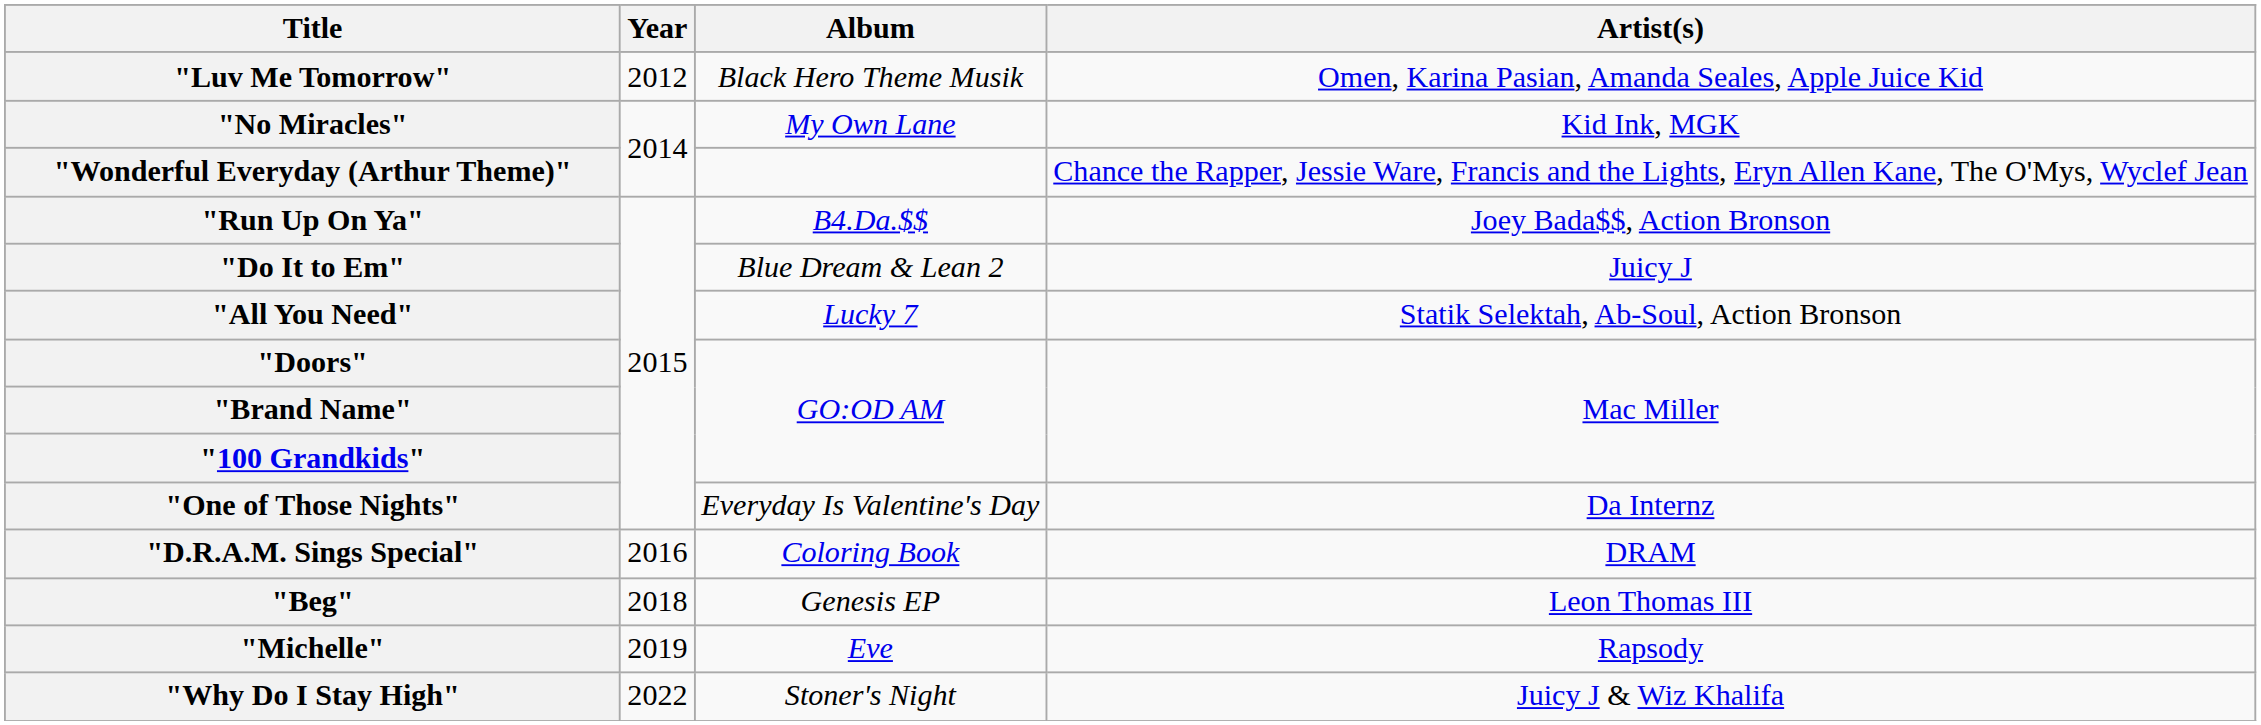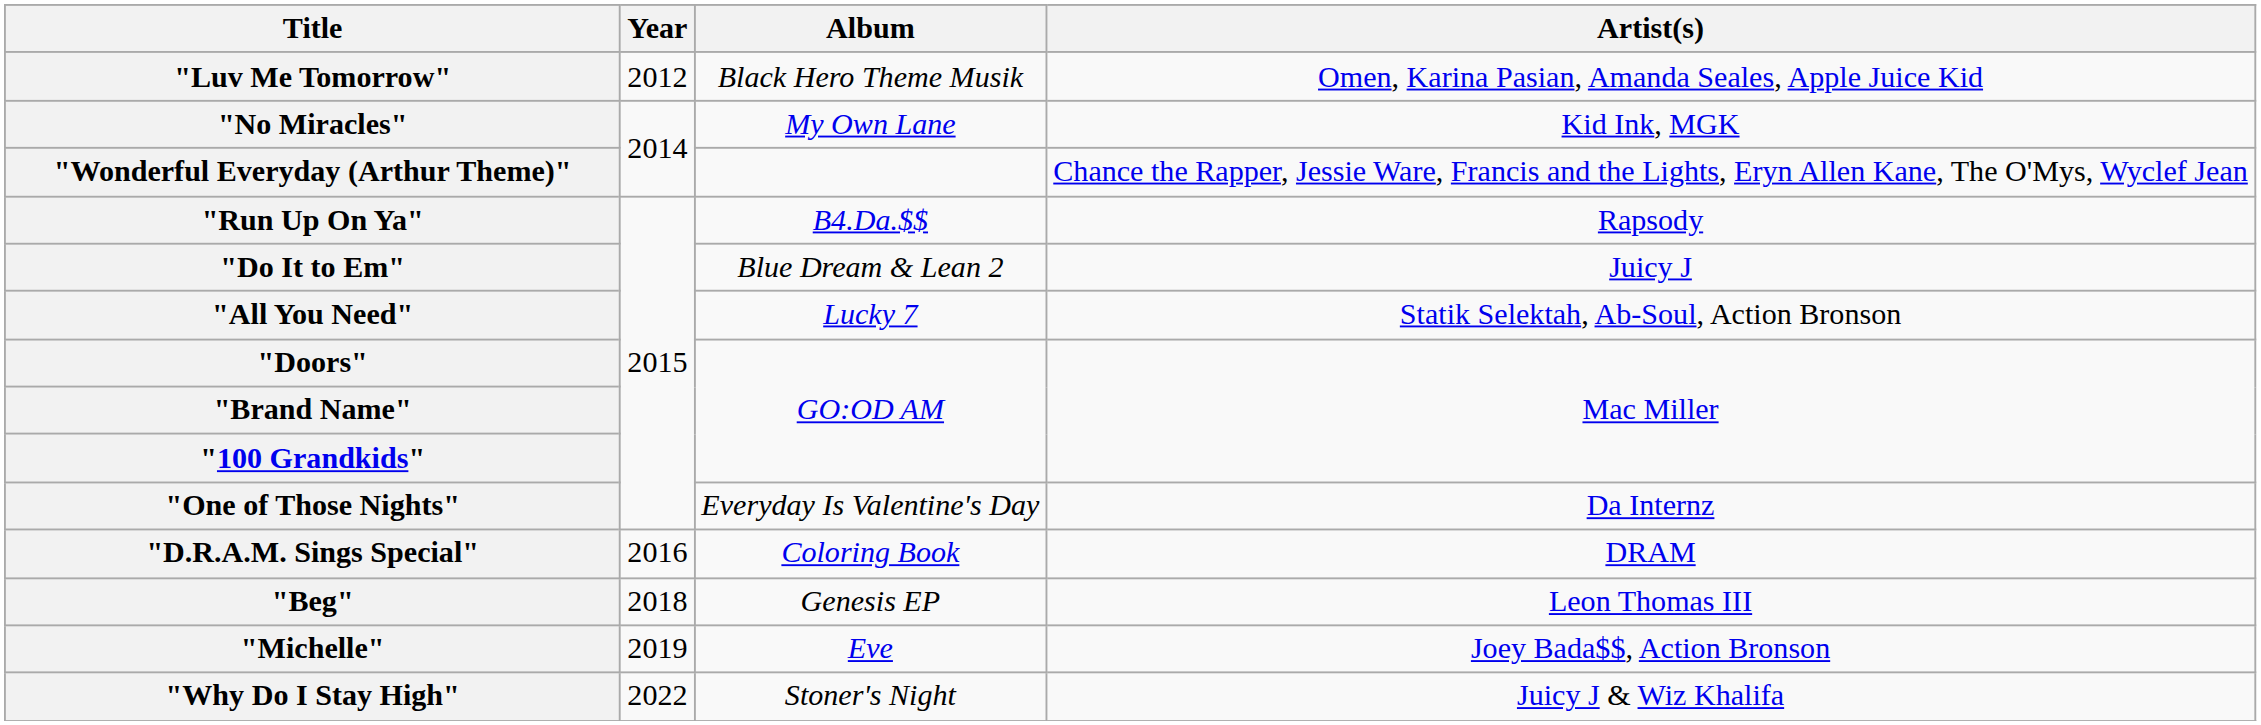(1651, 219) Joey Bada$$, Action Bronson -> (1651, 219) Rapsody
(1651, 648) Rapsody -> (1651, 648) Joey Bada$$, Action Bronson
